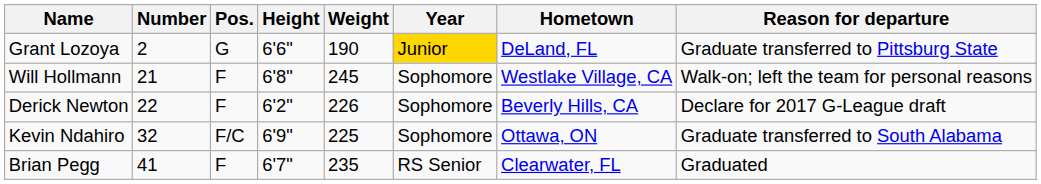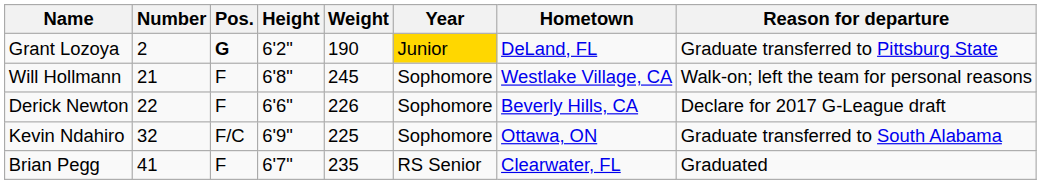(222, 48) normal -> (222, 48) bold
(278, 48) 6'6" -> (278, 48) 6'2"
(278, 106) 6'2" -> (278, 106) 6'6"
